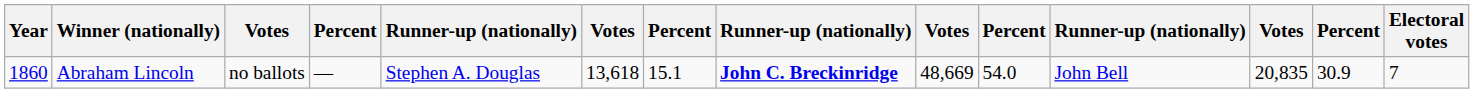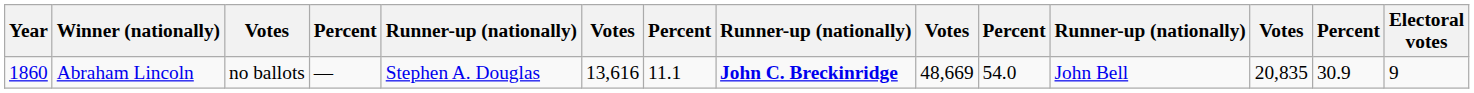(613, 72) 13,618 -> (613, 72) 13,616
(665, 72) 15.1 -> (665, 72) 11.1
(1394, 72) 7 -> (1394, 72) 9
